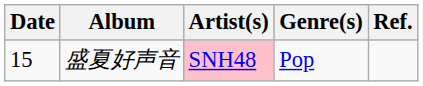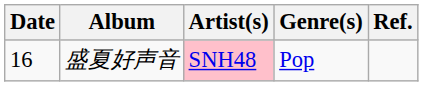(21, 60) 15 -> (21, 60) 16
